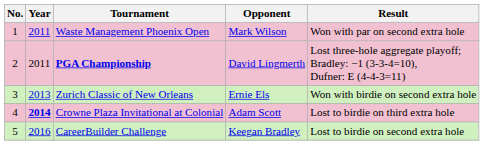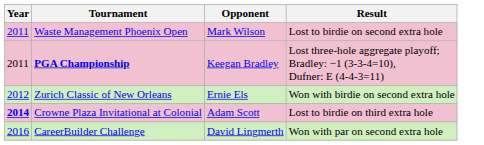- column: (15, 13)
(387, 32) Won with par on second extra hole -> (366, 32) Lost to birdie on second extra hole
(267, 63) David Lingmerth -> (243, 63) Keegan Bradley
(40, 95) 2013 -> (18, 95) 2012
(264, 131) Keegan Bradley -> (245, 131) David Lingmerth
(387, 131) Lost to birdie on second extra hole -> (366, 131) Won with par on second extra hole
